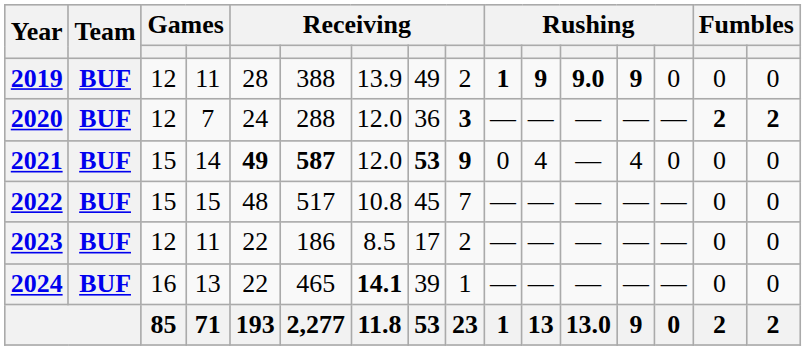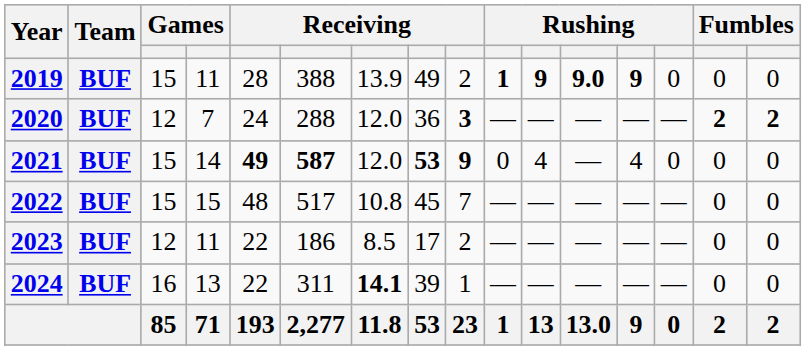(164, 78) 12 -> (164, 78) 15
(316, 283) 465 -> (316, 283) 311
